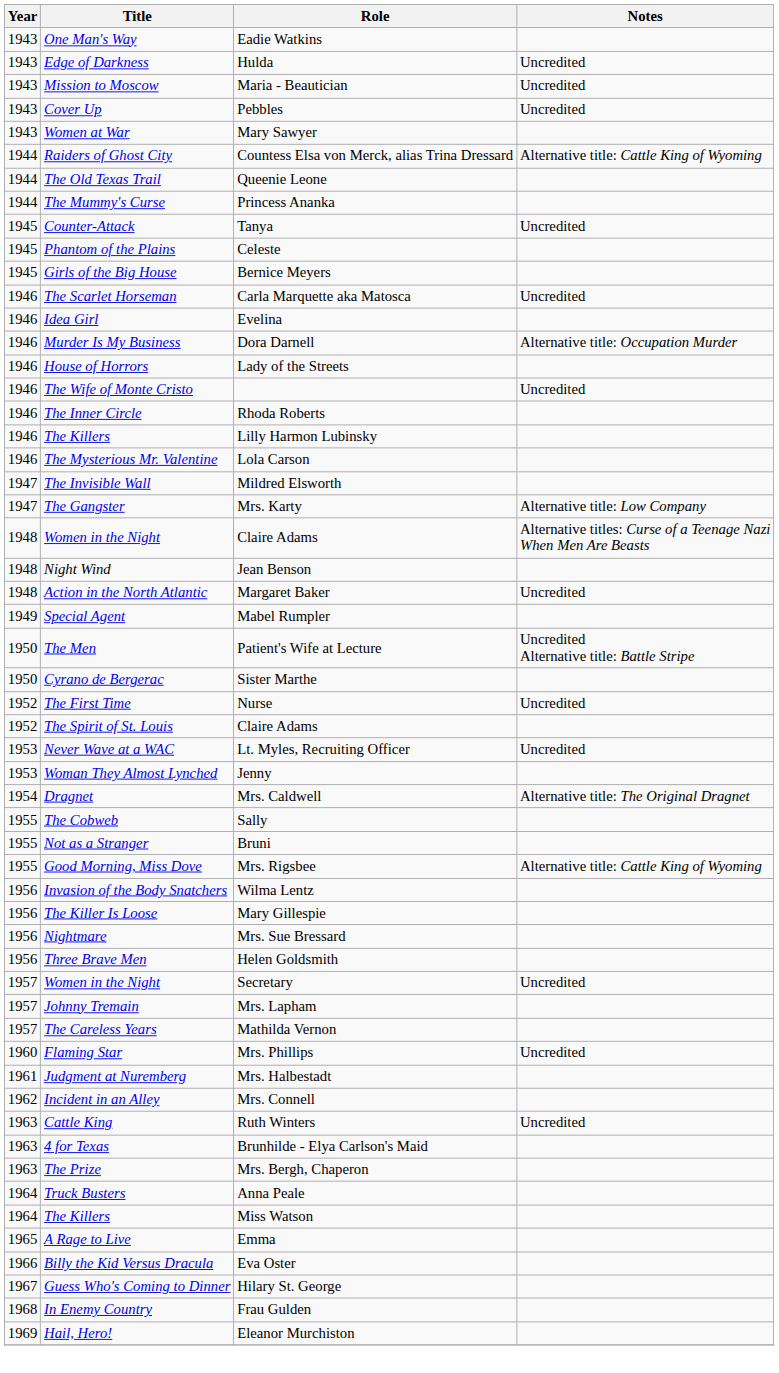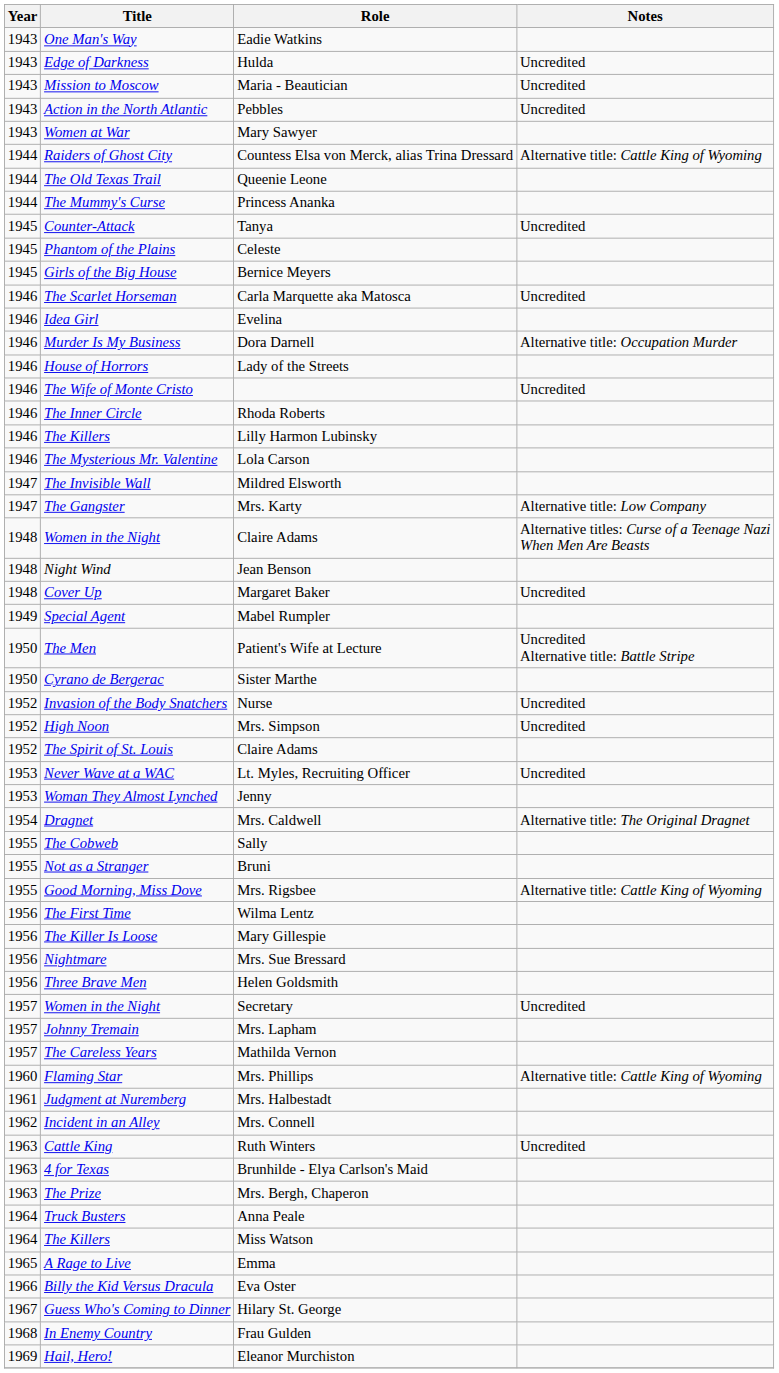(73, 109) Cover Up -> (126, 109) Action in the North Atlantic
(126, 593) Action in the North Atlantic -> (73, 593) Cover Up
(87, 702) The First Time -> (136, 702) Invasion of the Body Snatchers
+ row: (23, 726)
(136, 889) Invasion of the Body Snatchers -> (87, 913) The First Time
(553, 1053) Uncredited -> (641, 1076) Alternative title: Cattle King of Wyoming
